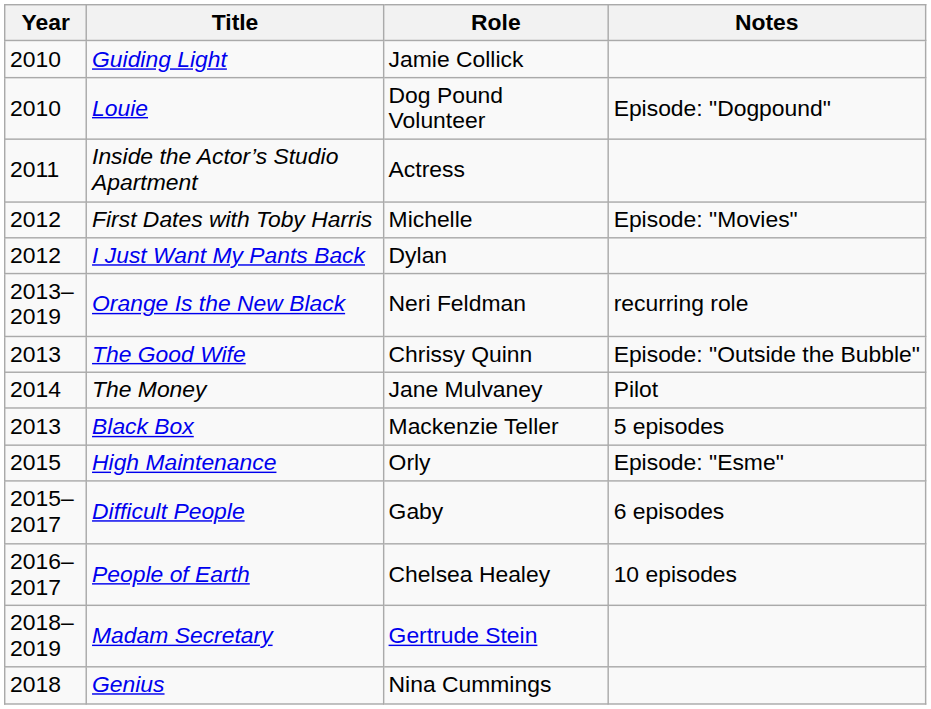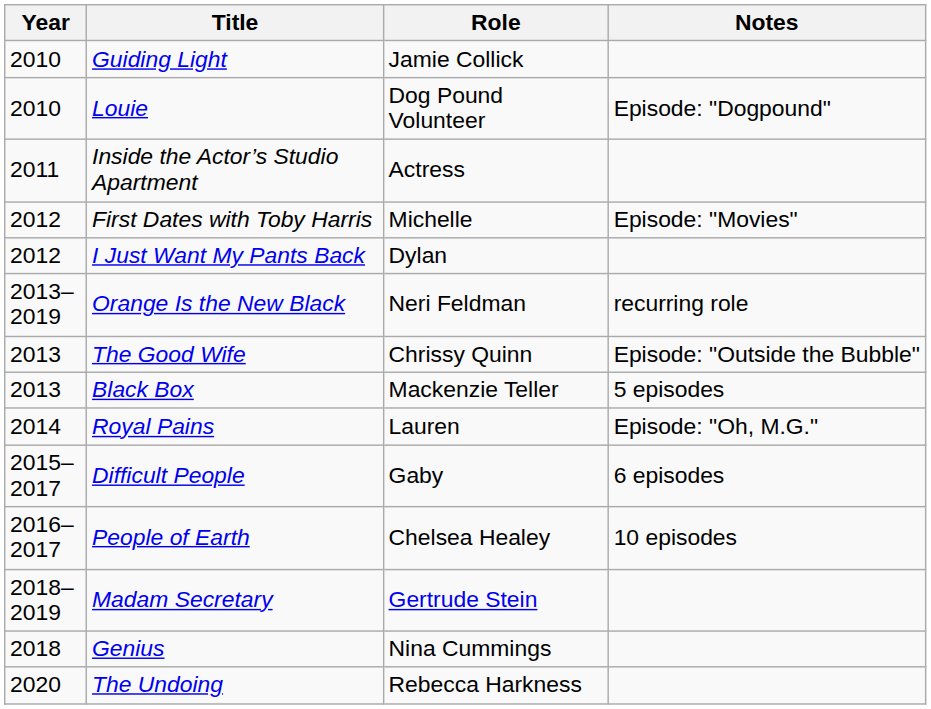- row: (149, 390)
+ row: (153, 426)
- row: (184, 462)
+ row: (158, 685)
